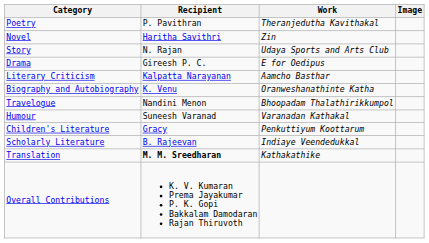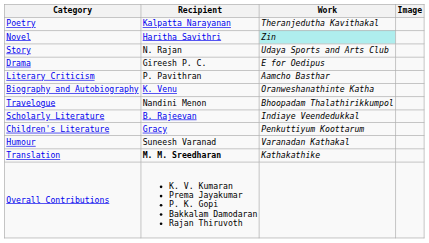(172, 24) P. Pavithran -> (187, 24) Kalpatta Narayanan
(269, 38) no background -> (269, 38) paleturquoise background
(187, 77) Kalpatta Narayanan -> (172, 77) P. Pavithran
rows swapped: (21, 117) <-> (55, 143)
